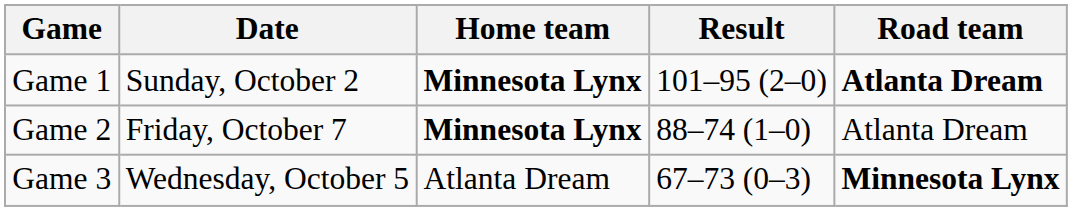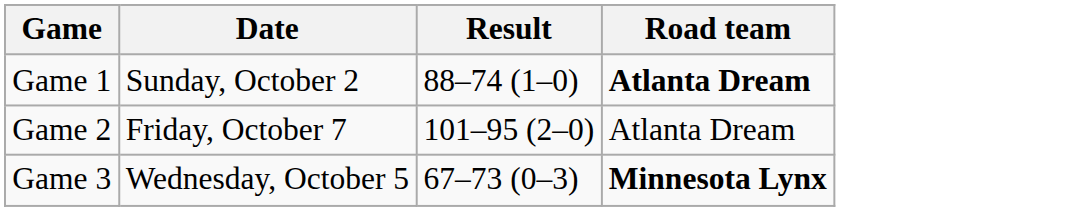- column: (533, 29)
(742, 79) 101–95 (2–0) -> (501, 79) 88–74 (1–0)
(734, 129) 88–74 (1–0) -> (509, 129) 101–95 (2–0)
